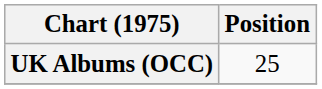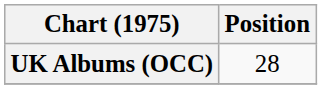(267, 63) 25 -> (267, 63) 28
